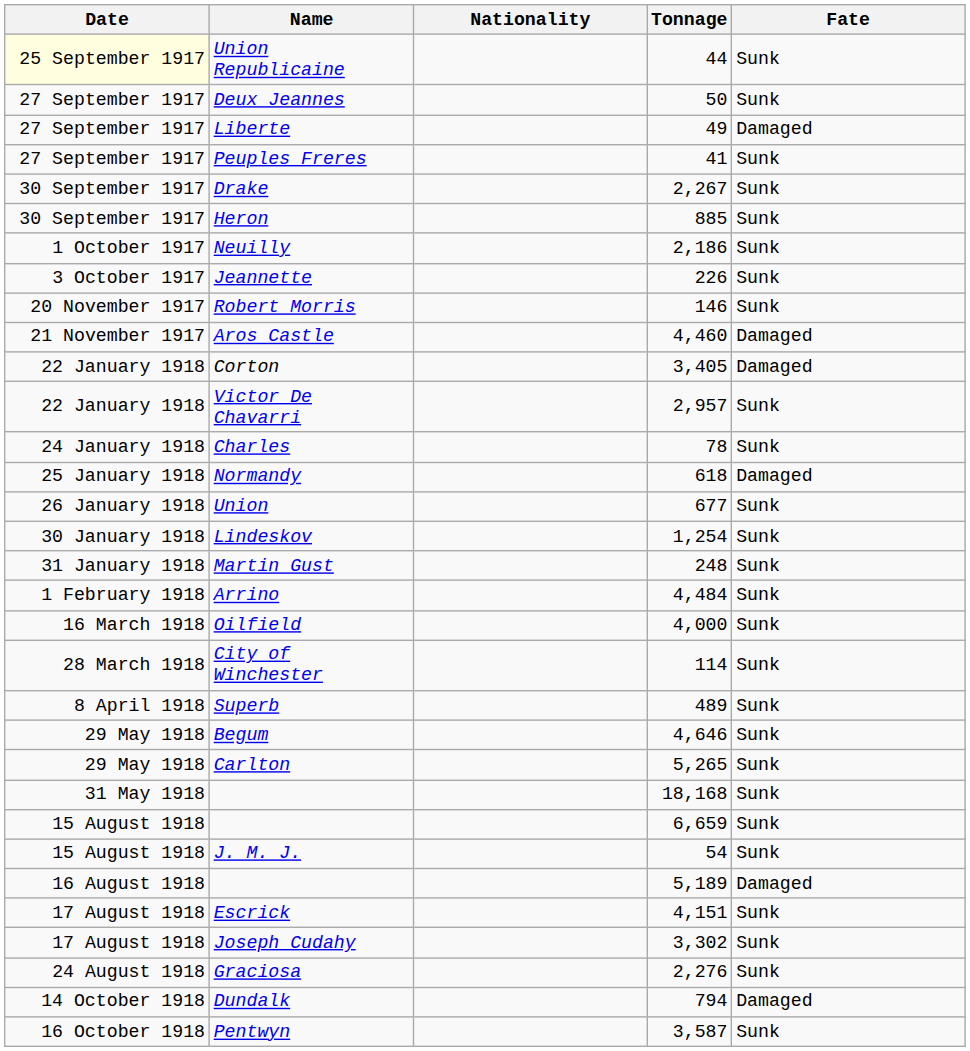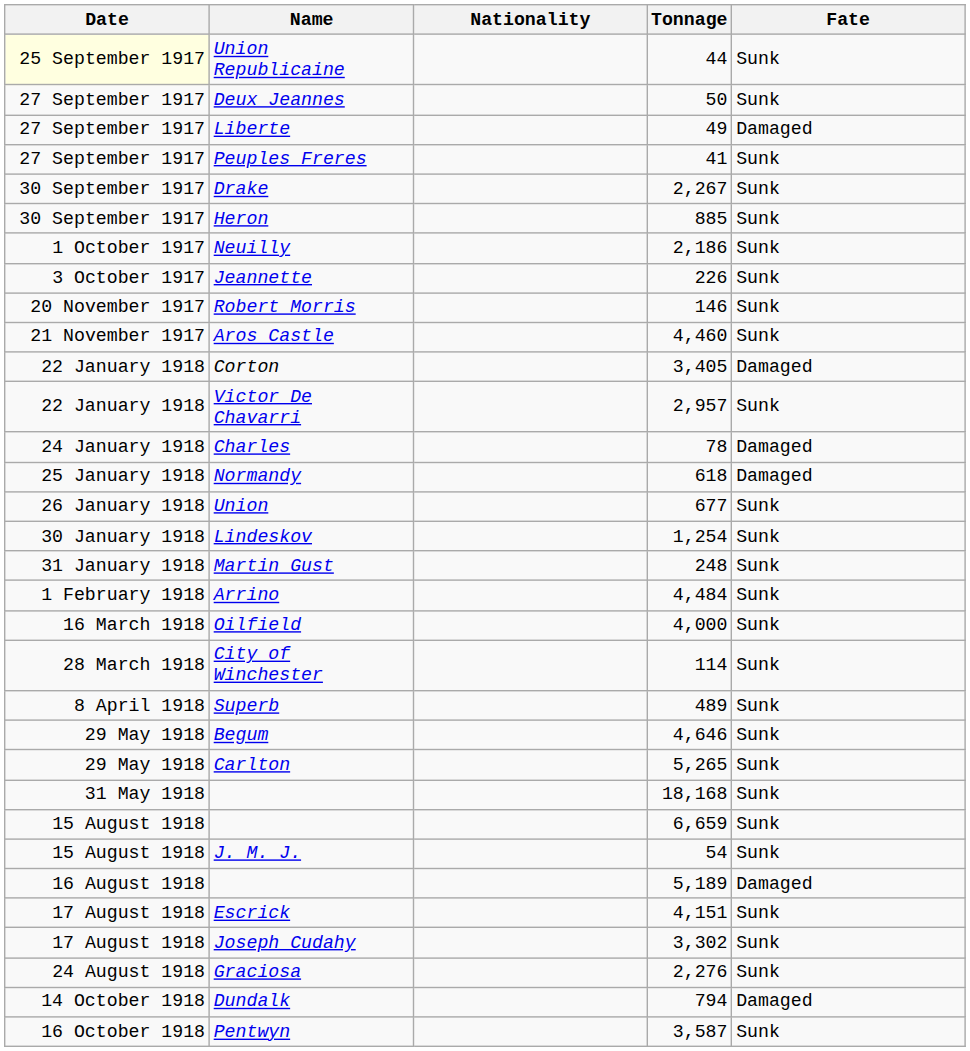(774, 337) Damaged -> (758, 337) Sunk
(758, 447) Sunk -> (774, 447) Damaged
